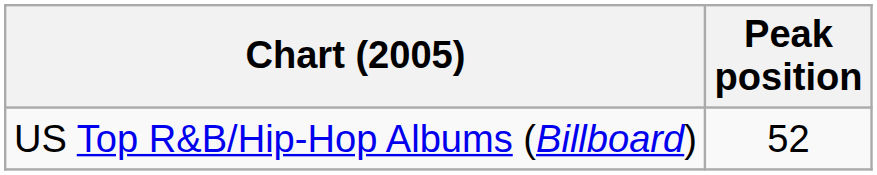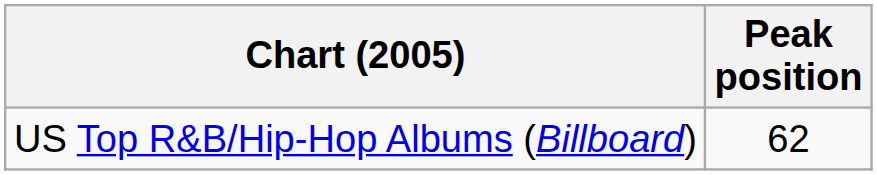(788, 137) 52 -> (788, 137) 62
